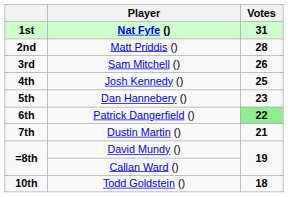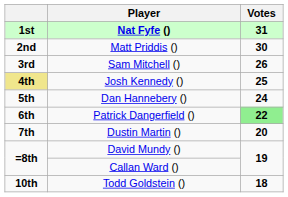(262, 47) 28 -> (262, 47) 30
(26, 82) no background -> (26, 82) khaki background
(262, 99) 23 -> (262, 99) 24
(262, 133) 21 -> (262, 133) 20
